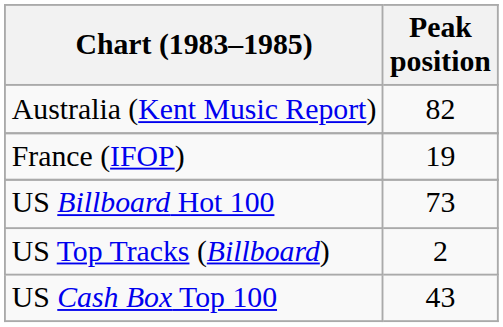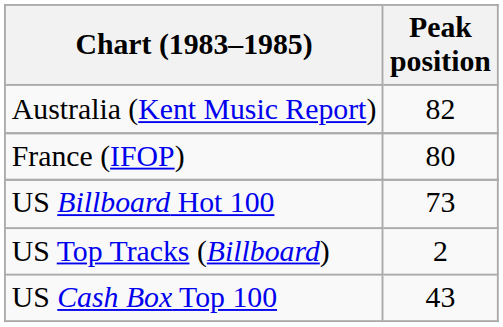(440, 155) 19 -> (440, 155) 80
